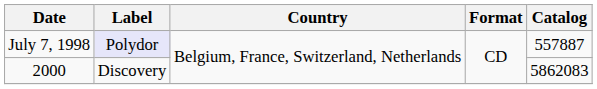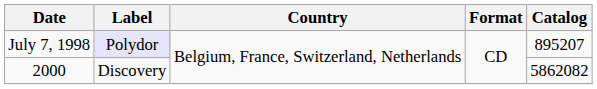(559, 44) 557887 -> (559, 44) 895207
(559, 70) 5862083 -> (559, 70) 5862082
